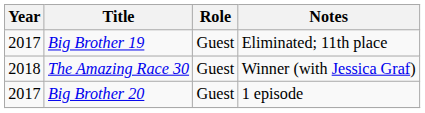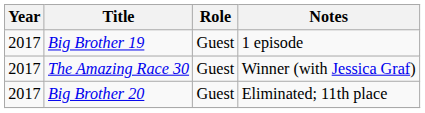(315, 42) Eliminated; 11th place -> (272, 42) 1 episode
(24, 68) 2018 -> (24, 68) 2017
(272, 94) 1 episode -> (315, 94) Eliminated; 11th place
